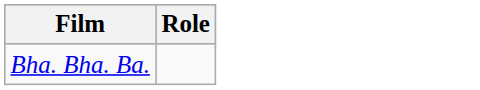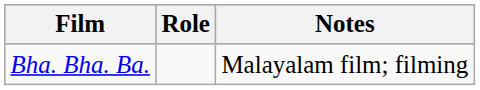+ column: (345, 24)
